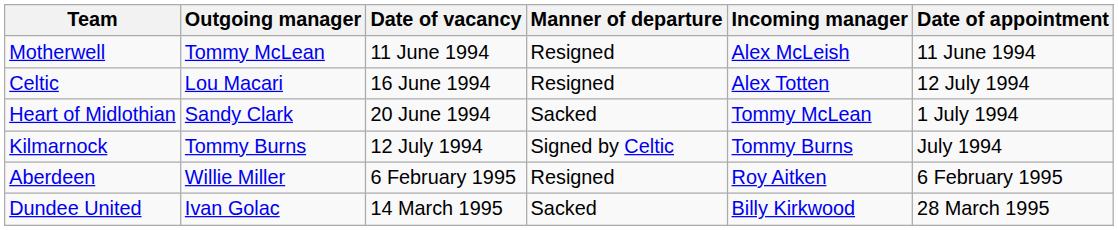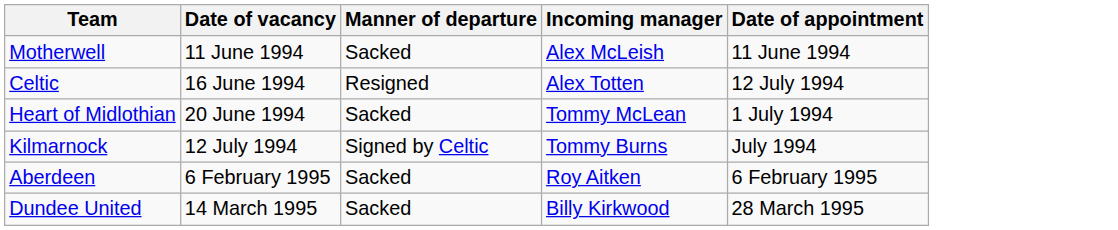- column: (273, 20)
(573, 51) Resigned -> (378, 51) Sacked
(573, 177) Resigned -> (378, 177) Sacked
